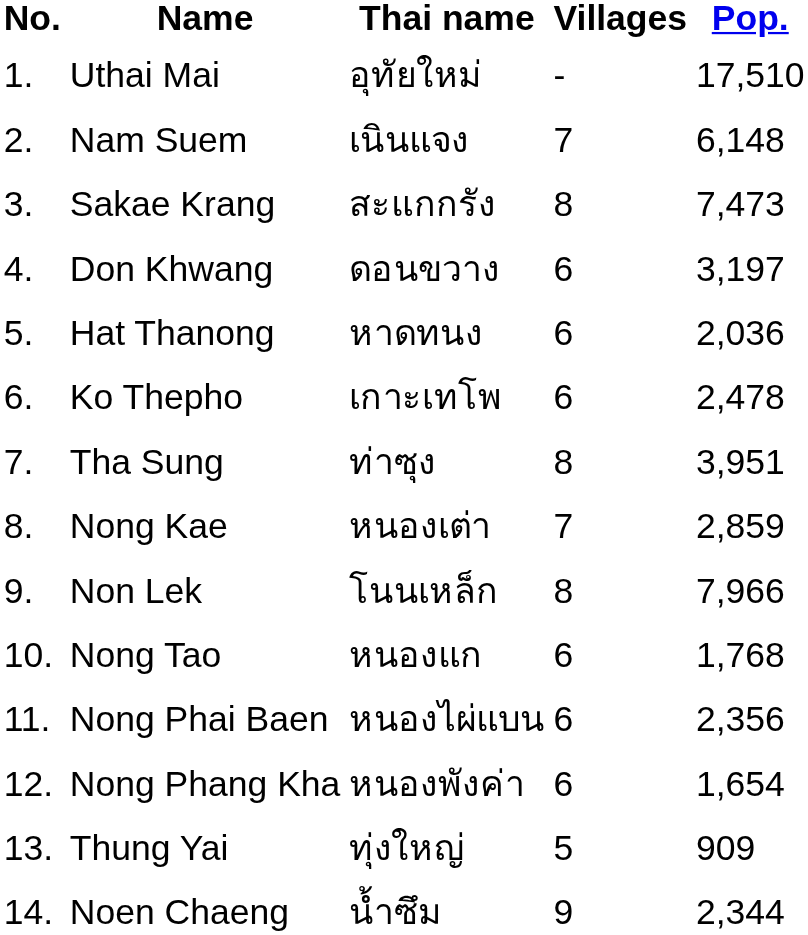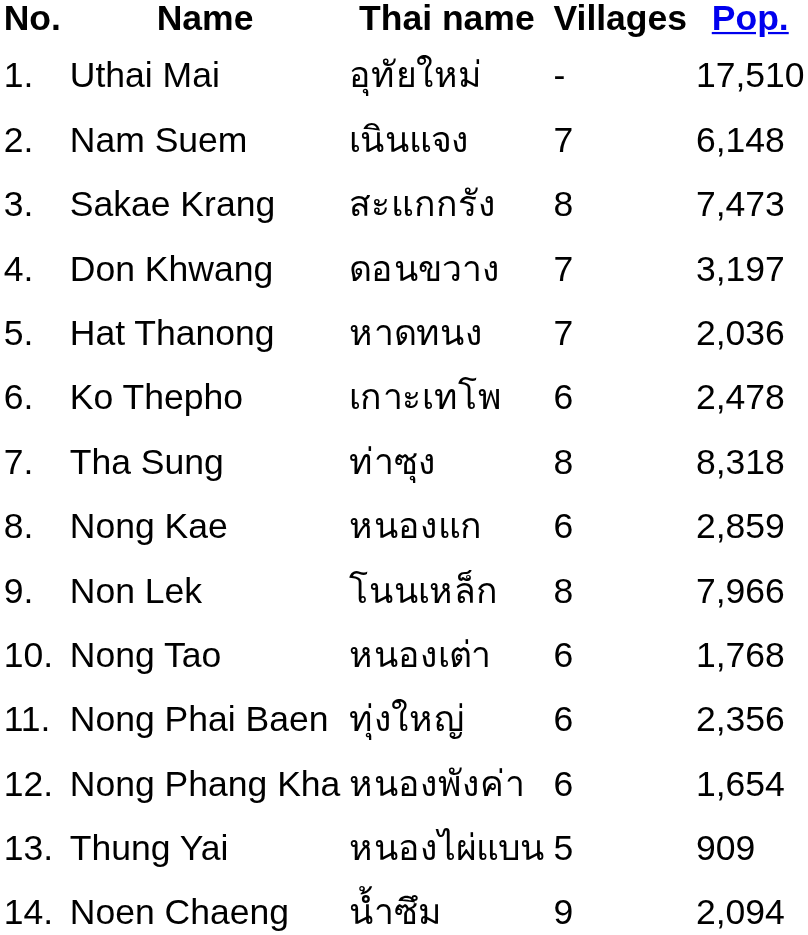(563, 267) 6 -> (563, 267) 7
(563, 332) 6 -> (563, 332) 7
(740, 460) 3,951 -> (740, 460) 8,318
(420, 526) หนองเต่า -> (416, 526) หนองแก
(563, 525) 7 -> (563, 525) 6
(416, 655) หนองแก -> (420, 655) หนองเต่า
(447, 719) หนองไผ่แบน -> (407, 719) ทุ่งใหญ่
(407, 848) ทุ่งใหญ่ -> (447, 848) หนองไผ่แบน
(740, 911) 2,344 -> (740, 911) 2,094
